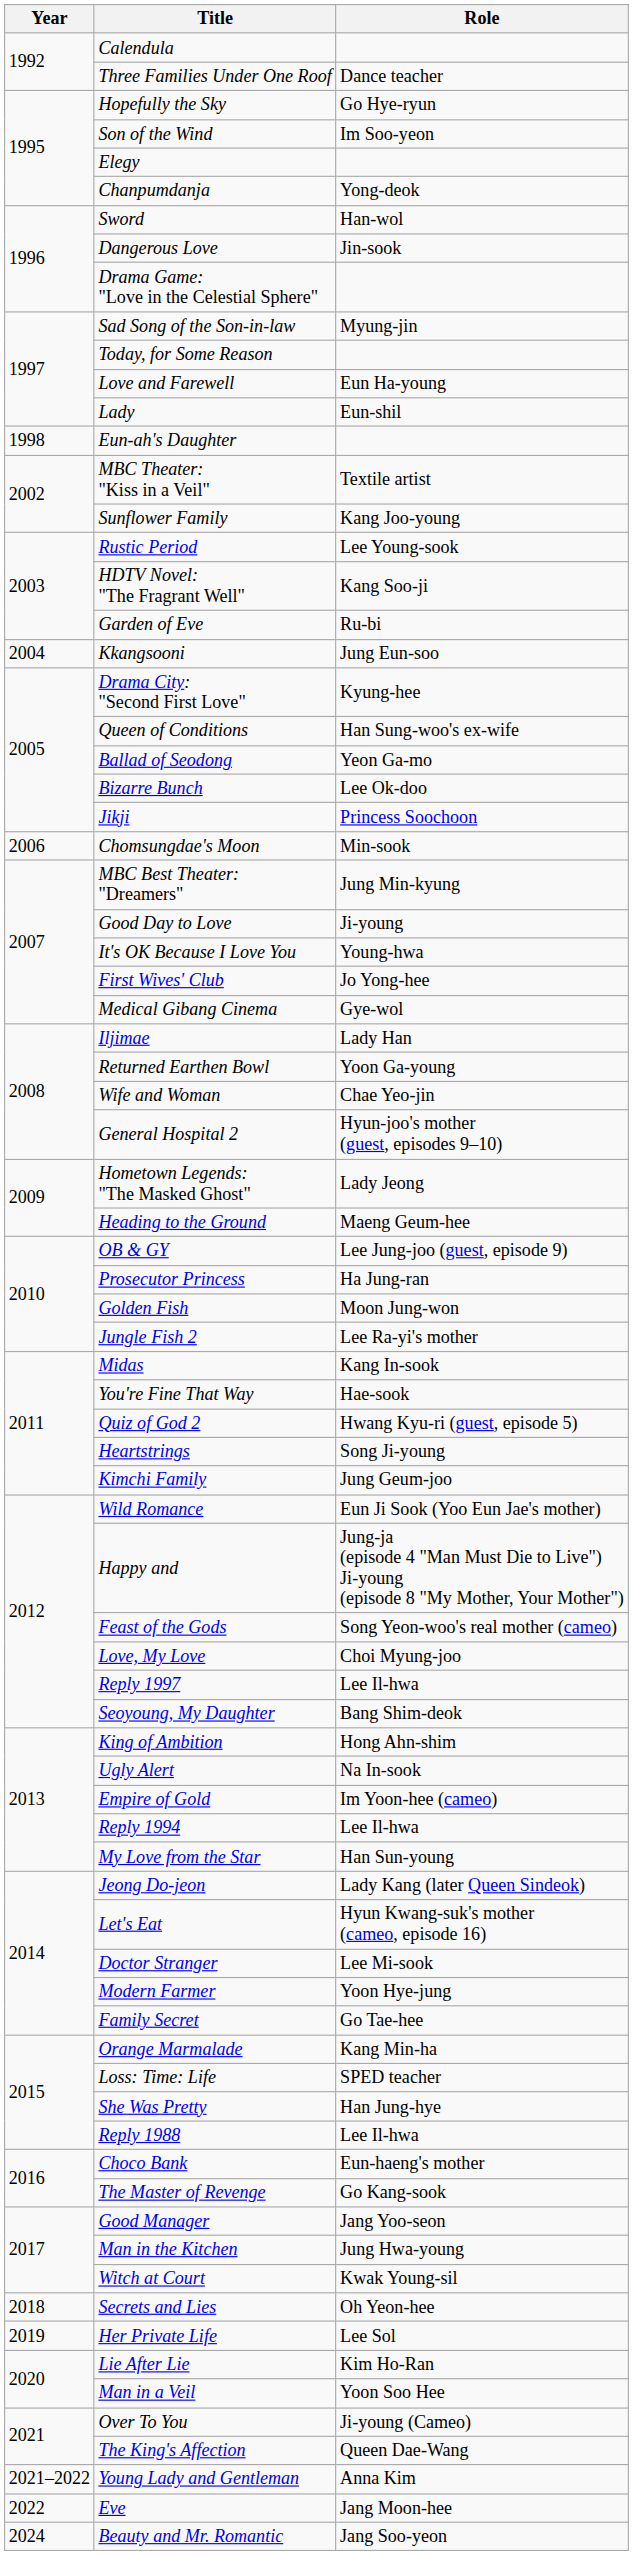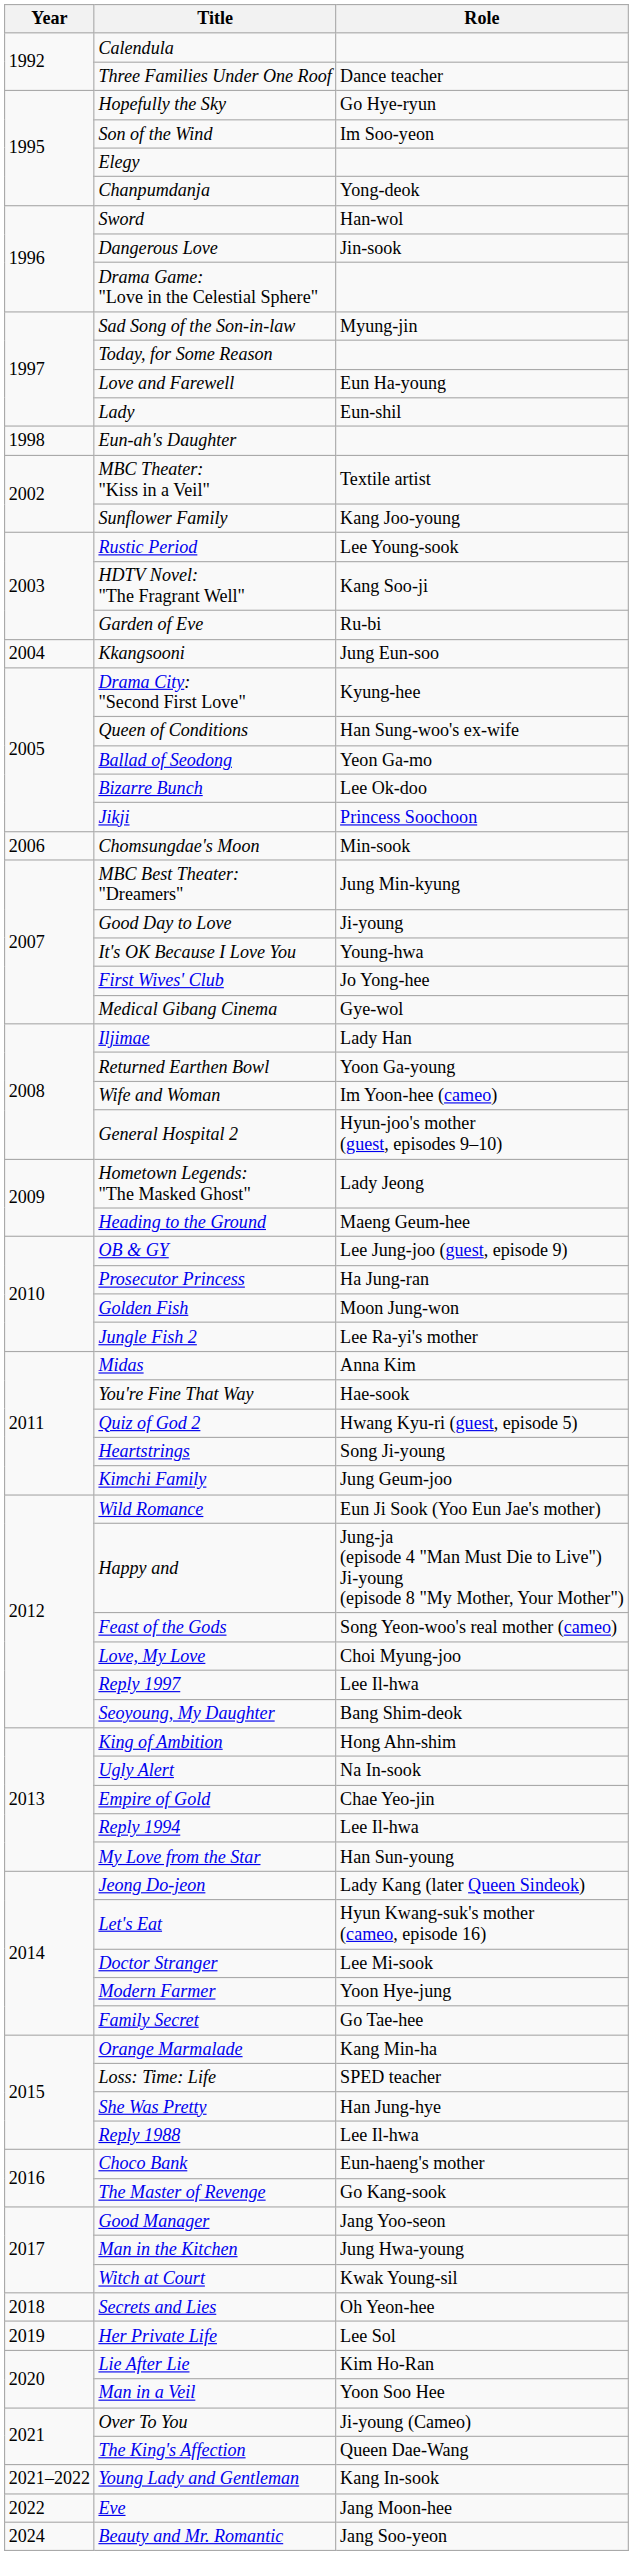(387, 1095) Chae Yeo-jin -> (419, 1095) Im Yoon-hee (cameo)
(390, 1365) Kang In-sook -> (378, 1365) Anna Kim
(419, 1799) Im Yoon-hee (cameo) -> (387, 1799) Chae Yeo-jin
(378, 2479) Anna Kim -> (390, 2479) Kang In-sook
